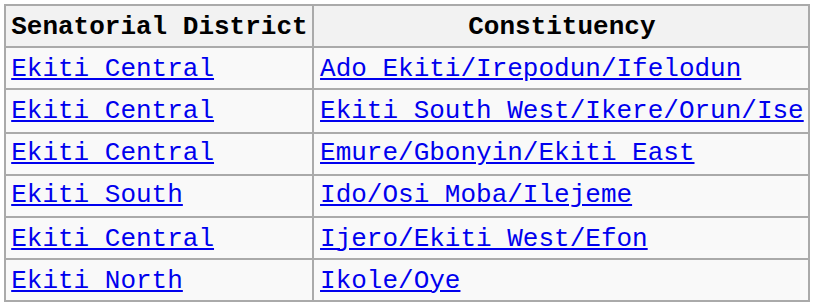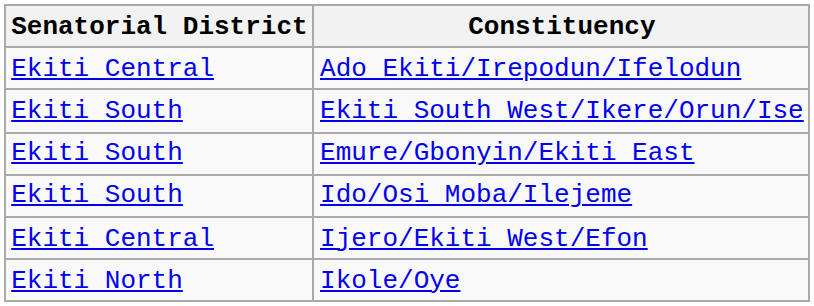(113, 111) Ekiti Central -> (97, 111) Ekiti South
(113, 153) Ekiti Central -> (97, 153) Ekiti South
